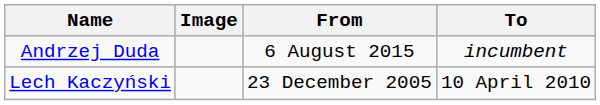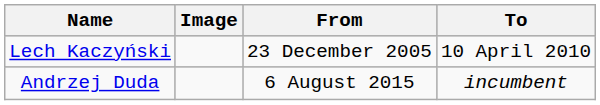rows swapped: (90, 83) <-> (90, 52)
